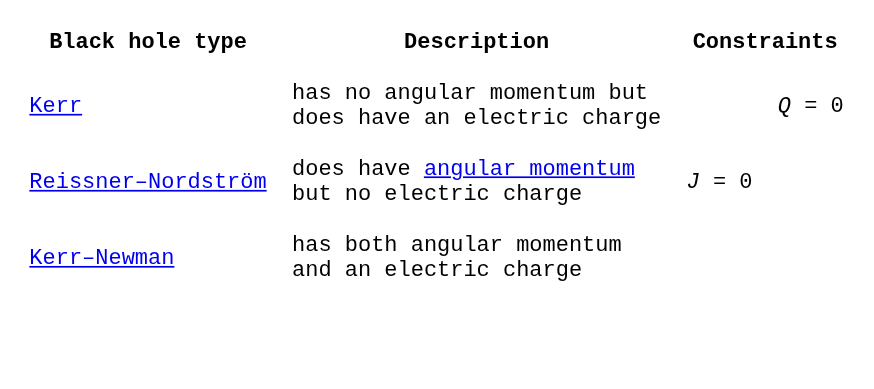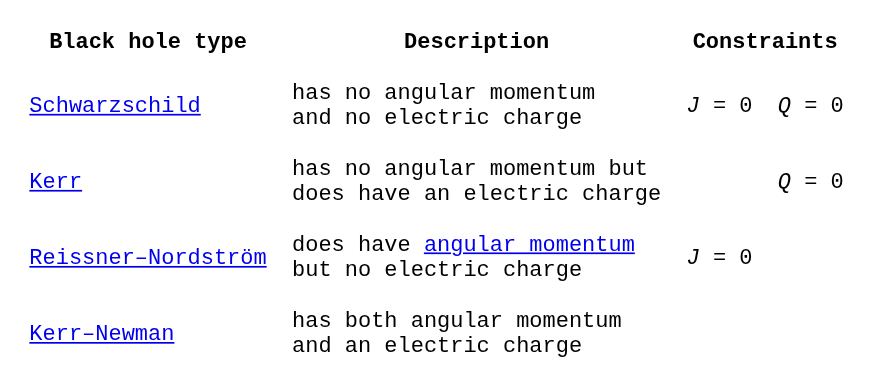+ row: (115, 105)
